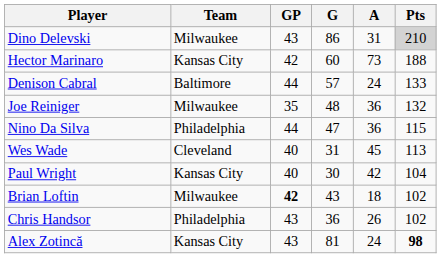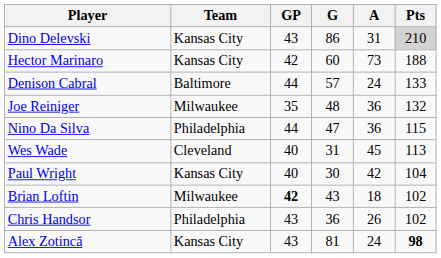(206, 38) Milwaukee -> (208, 38) Kansas City
